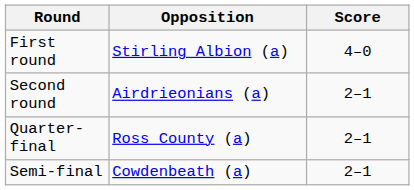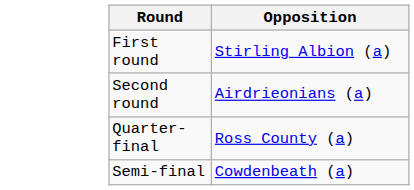- column: (358, 18)
